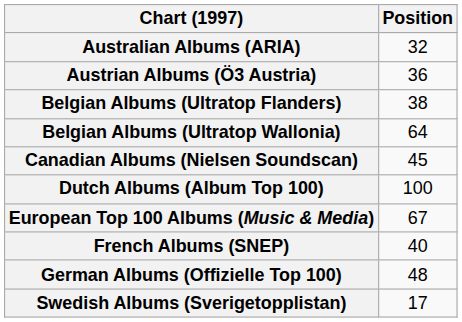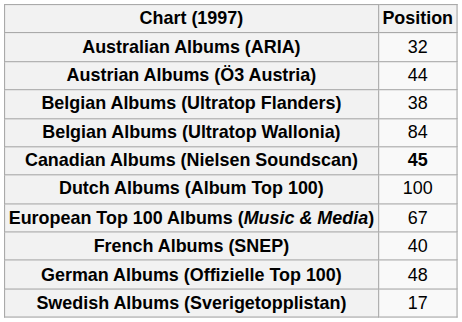(418, 75) 36 -> (418, 75) 44
(418, 132) 64 -> (418, 132) 84
(418, 160) normal -> (418, 160) bold
